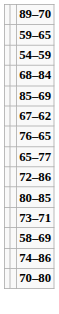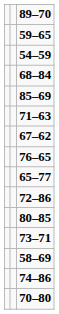+ row: (35, 116)
